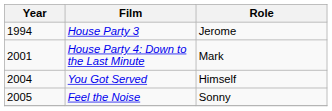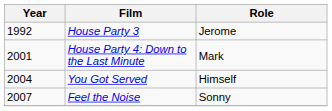(19, 31) 1994 -> (19, 31) 1992
(19, 97) 2005 -> (19, 97) 2007
